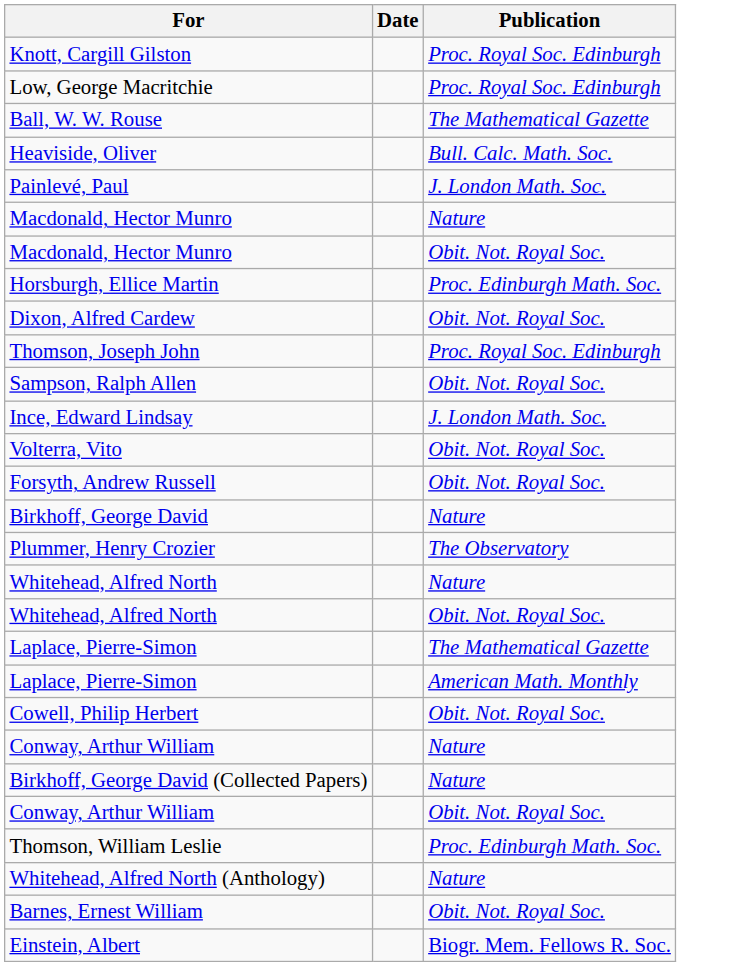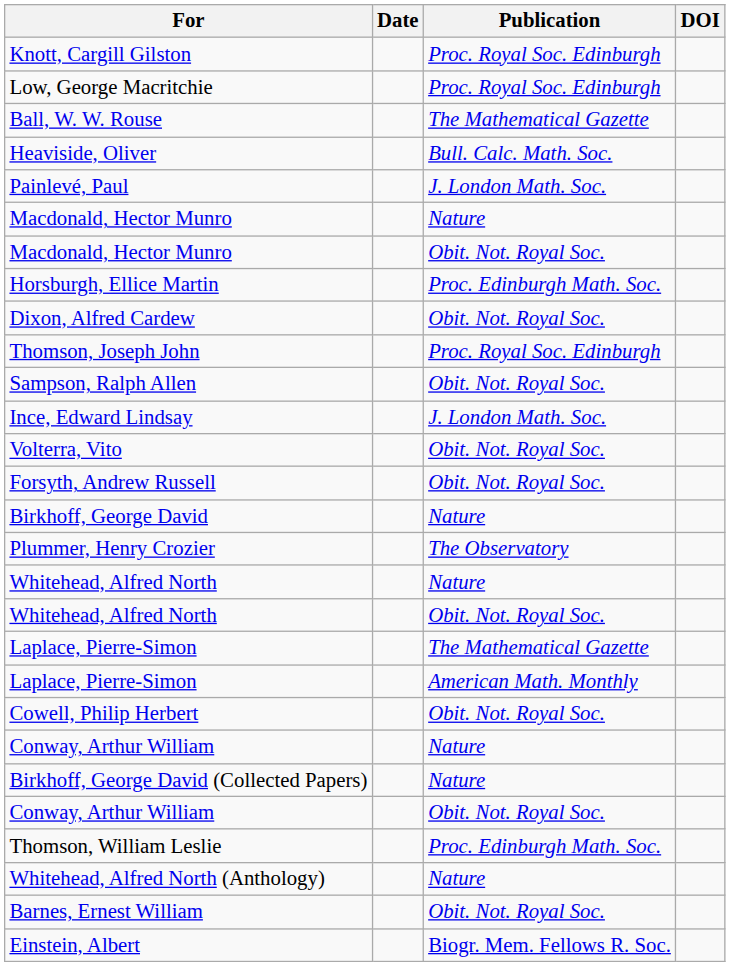+ column: (700, 20)
